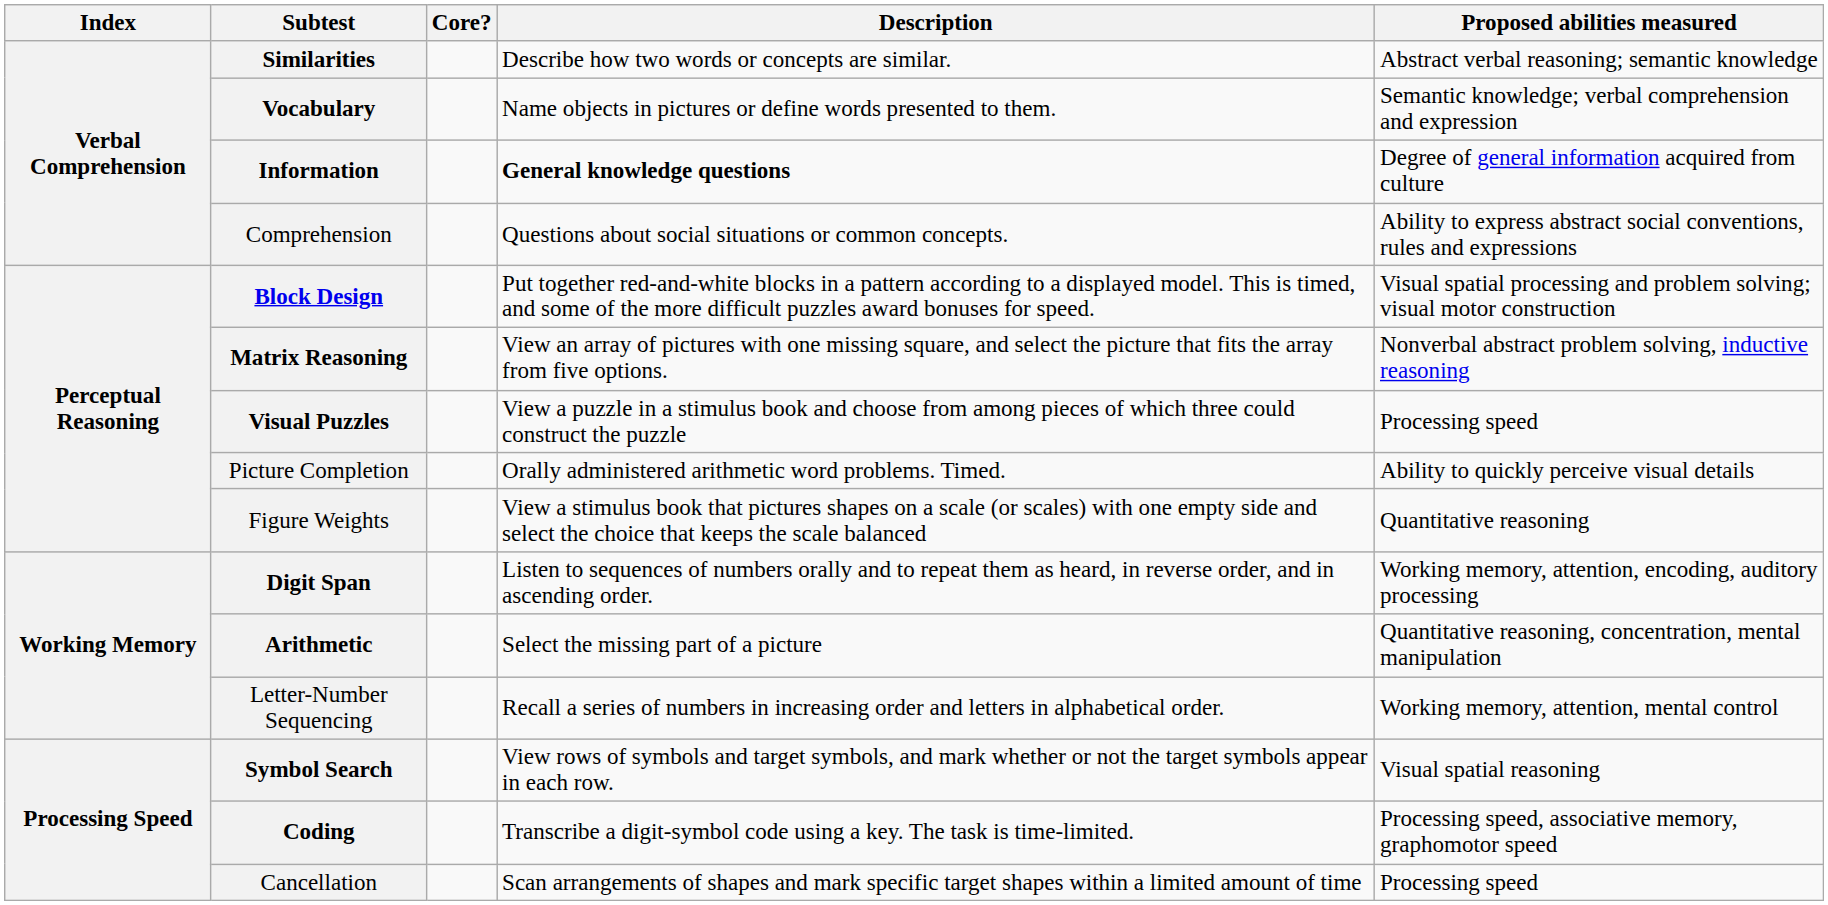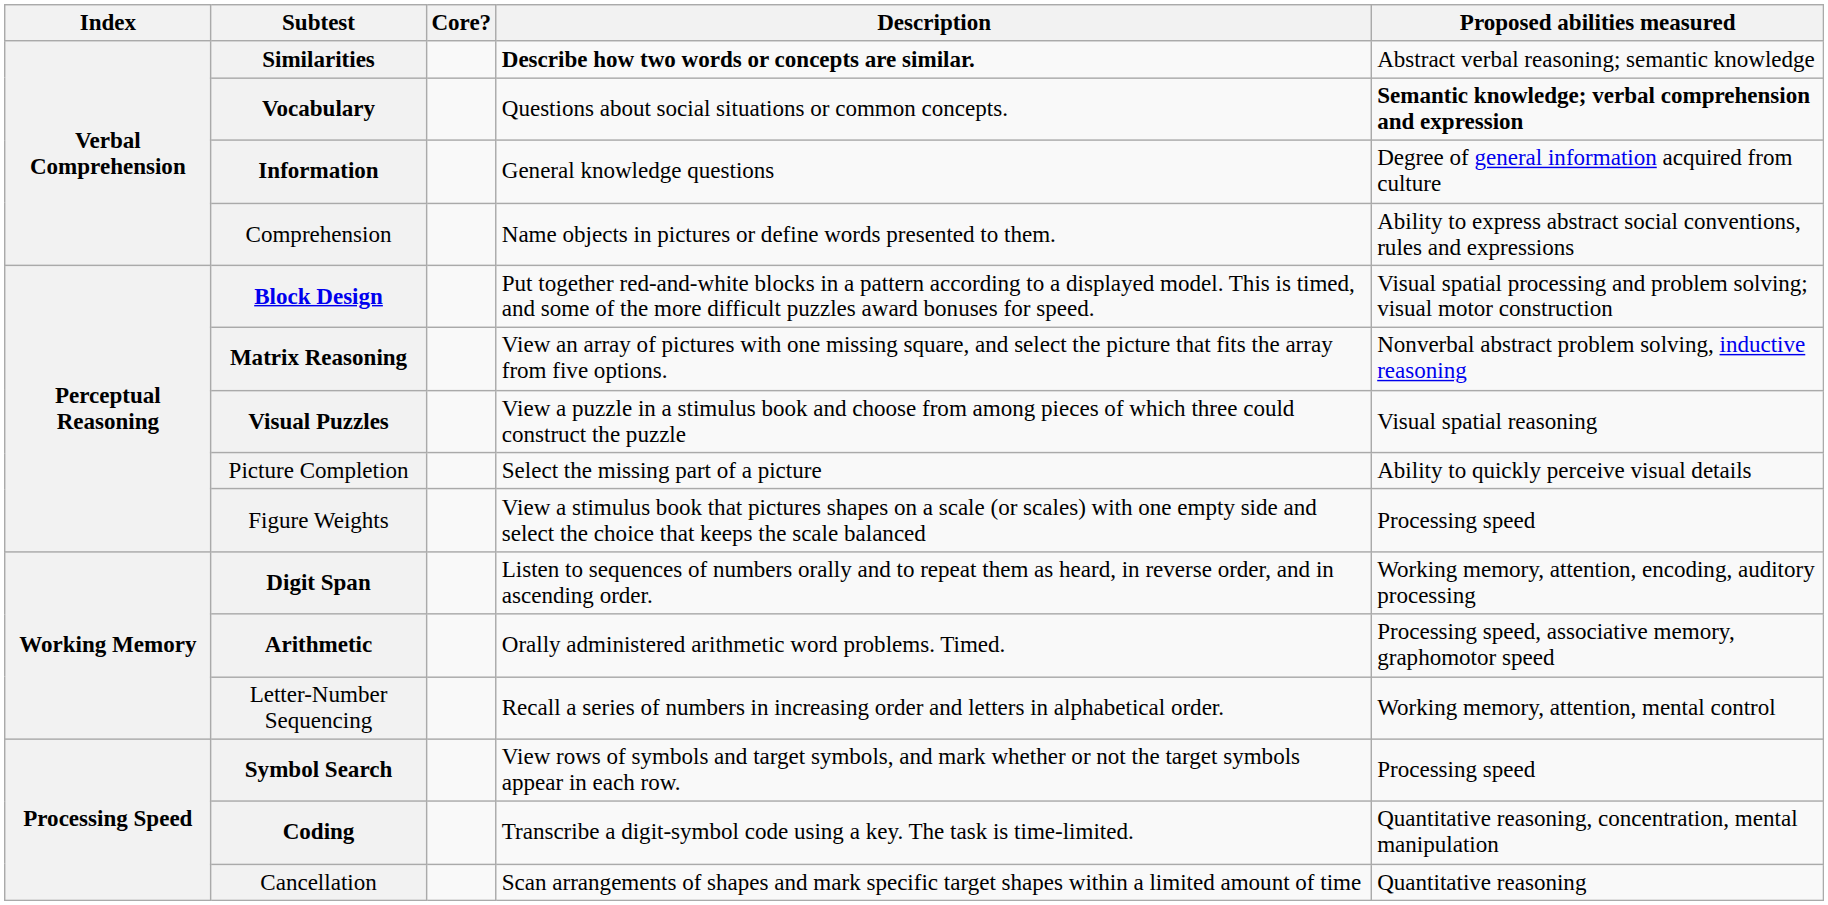(727, 59) normal -> (738, 59) bold
(779, 108) Name objects in pictures or define words presented to them. -> (755, 108) Questions about social situations or common concepts.
(1584, 108) normal -> (1594, 108) bold
(646, 171) bold -> (638, 171) normal
(755, 233) Questions about social situations or common concepts. -> (779, 233) Name objects in pictures or define words presented to them.
(1459, 421) Processing speed -> (1487, 421) Visual spatial reasoning
(754, 470) Orally administered arithmetic word problems. Timed. -> (662, 470) Select the missing part of a picture
(1485, 520) Quantitative reasoning -> (1456, 520) Processing speed
(662, 645) Select the missing part of a picture -> (754, 645) Orally administered arithmetic word problems. Timed.
(1590, 645) Quantitative reasoning, concentration, mental manipulation -> (1556, 645) Processing speed, associative memory, graphomotor speed
(1490, 769) Visual spatial reasoning -> (1456, 769) Processing speed
(1559, 832) Processing speed, associative memory, graphomotor speed -> (1587, 832) Quantitative reasoning, concentration, mental manipulation
(1459, 881) Processing speed -> (1482, 881) Quantitative reasoning
